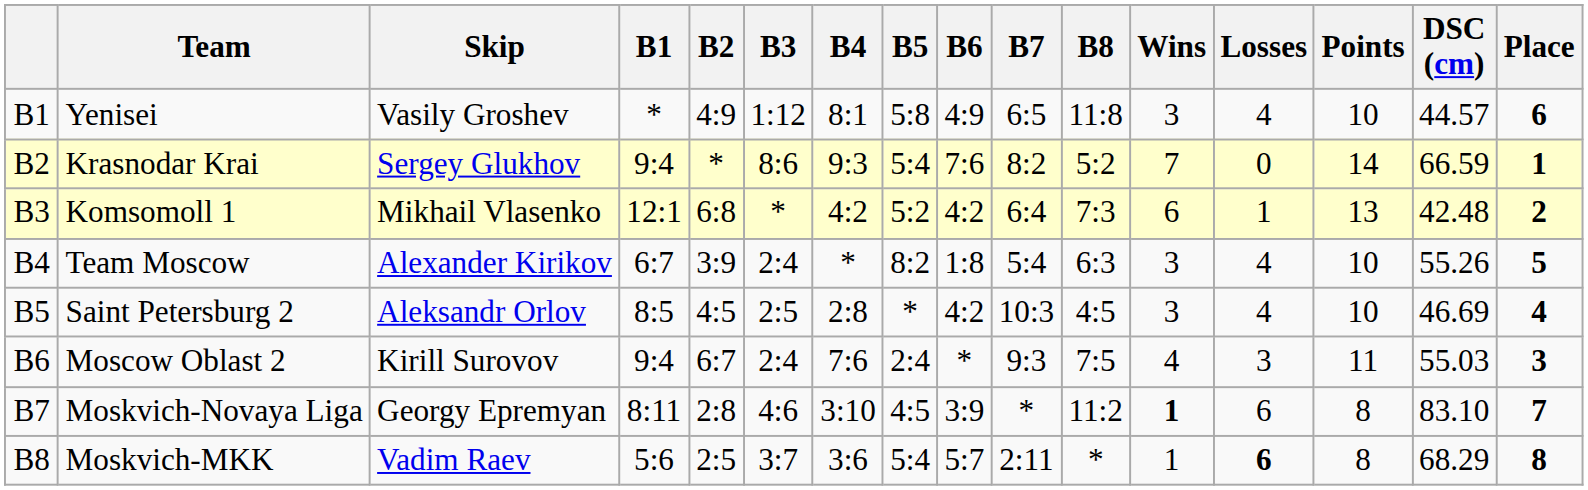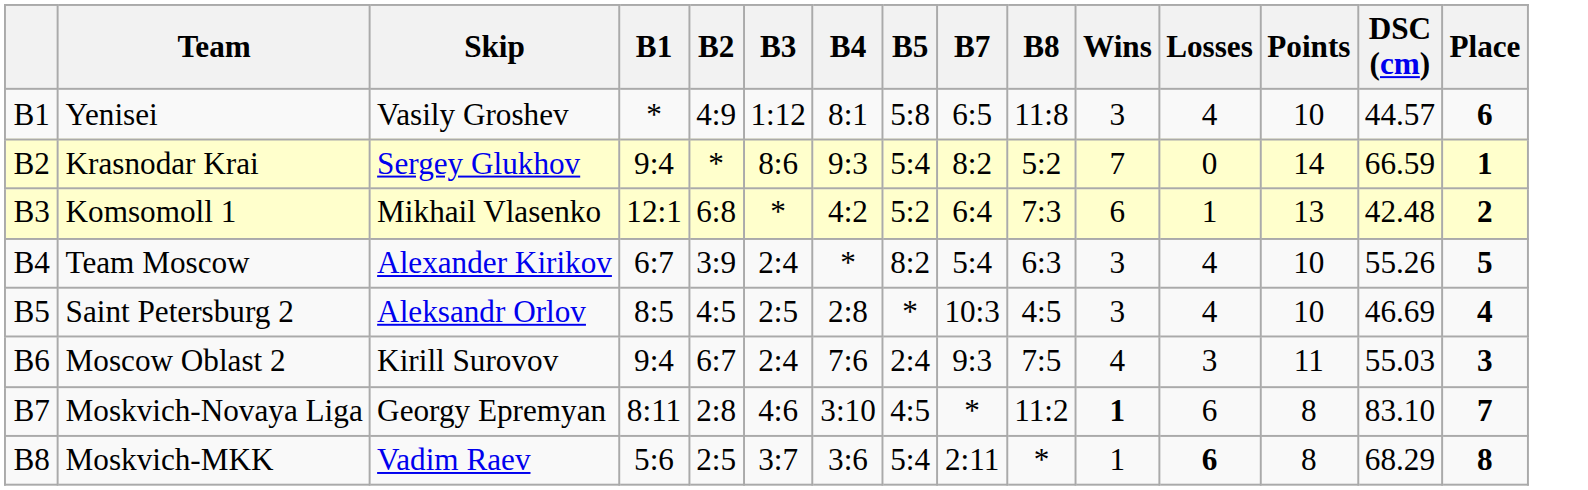- column: (964, 46)
